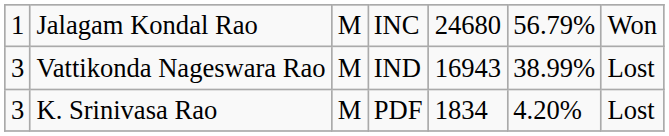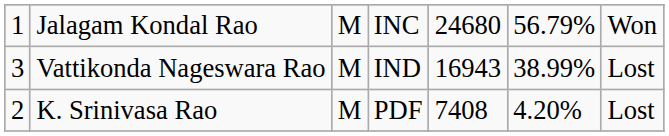(18, 109) 3 -> (18, 109) 2
(461, 109) 1834 -> (461, 109) 7408
